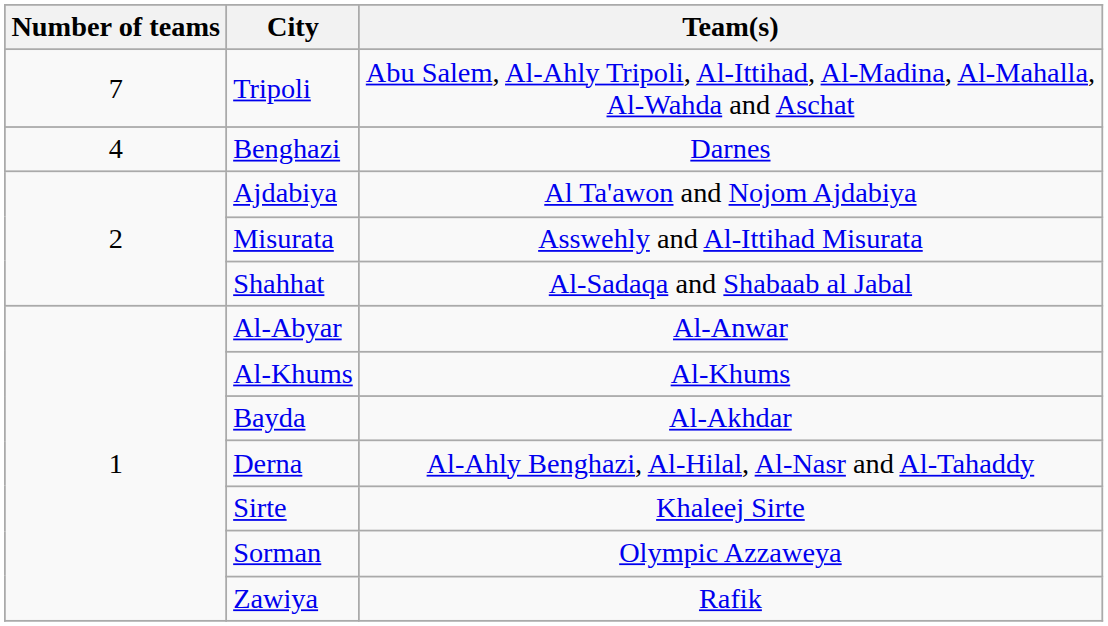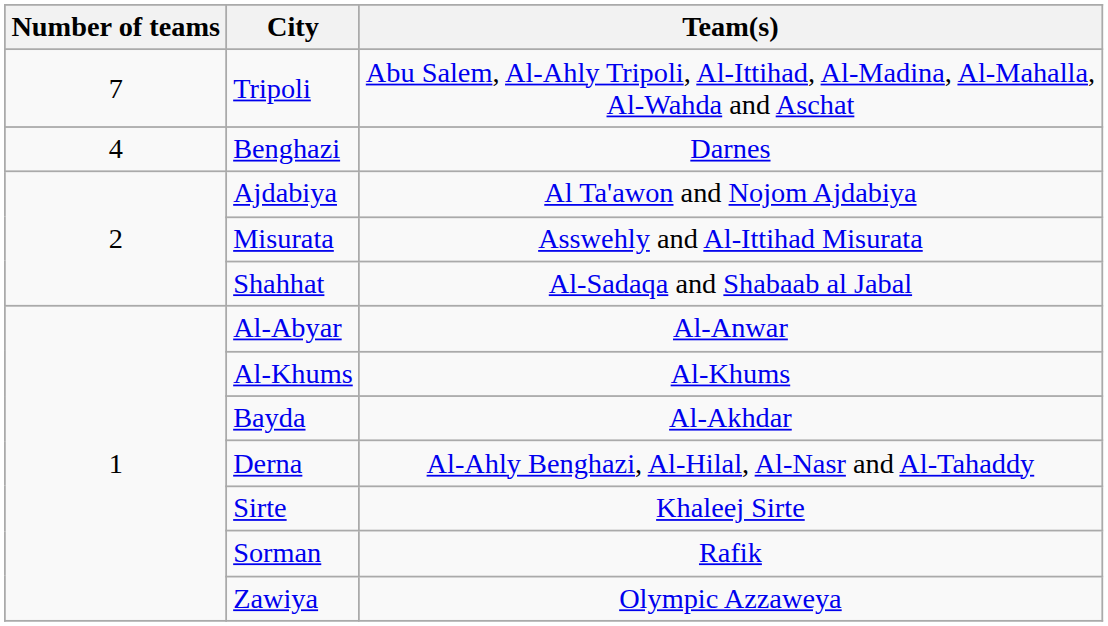(730, 552) Olympic Azzaweya -> (730, 552) Rafik
(730, 597) Rafik -> (730, 597) Olympic Azzaweya
